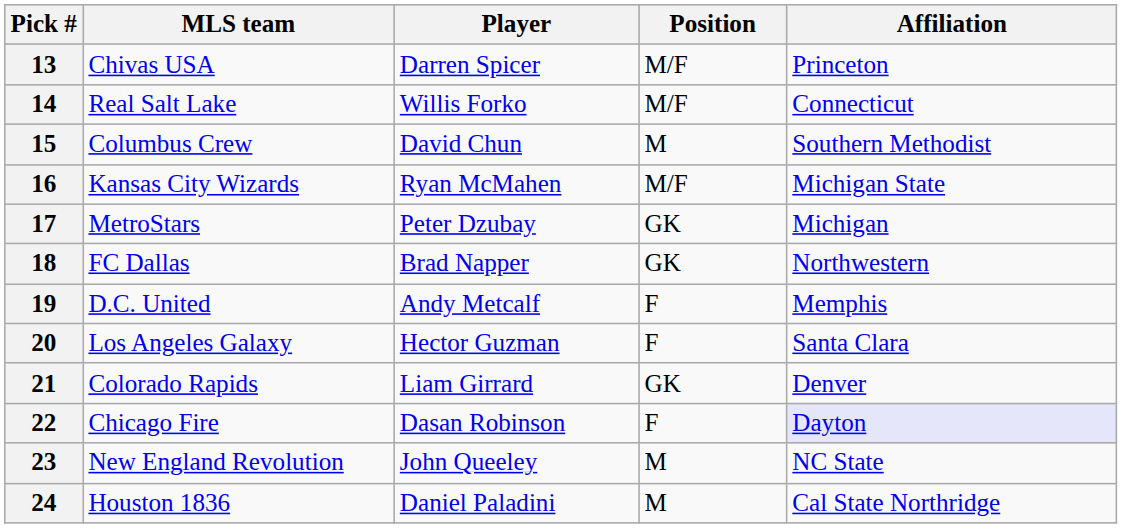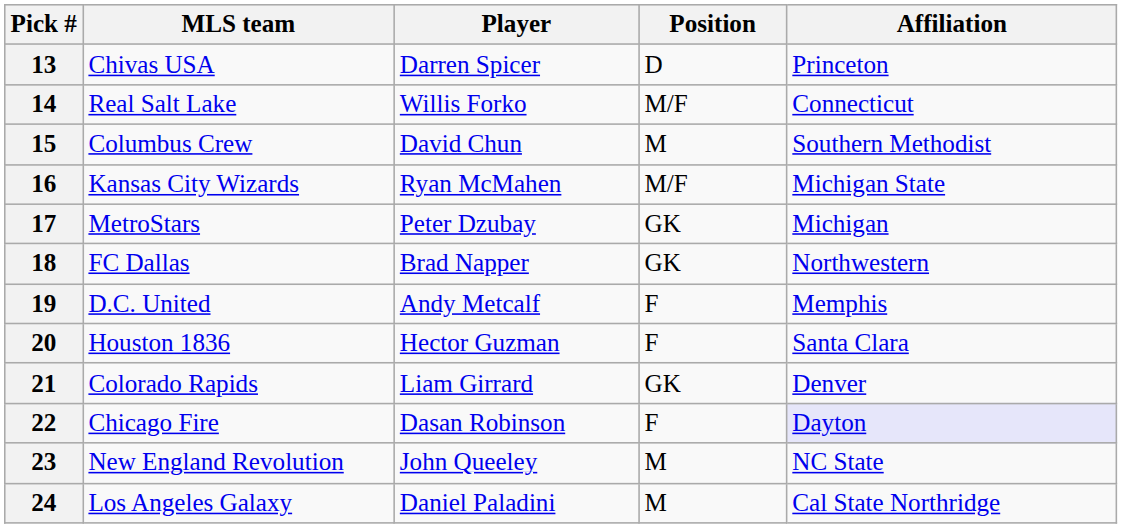(666, 64) M/F -> (654, 64) D
(190, 343) Los Angeles Galaxy -> (159, 343) Houston 1836
(159, 502) Houston 1836 -> (190, 502) Los Angeles Galaxy
